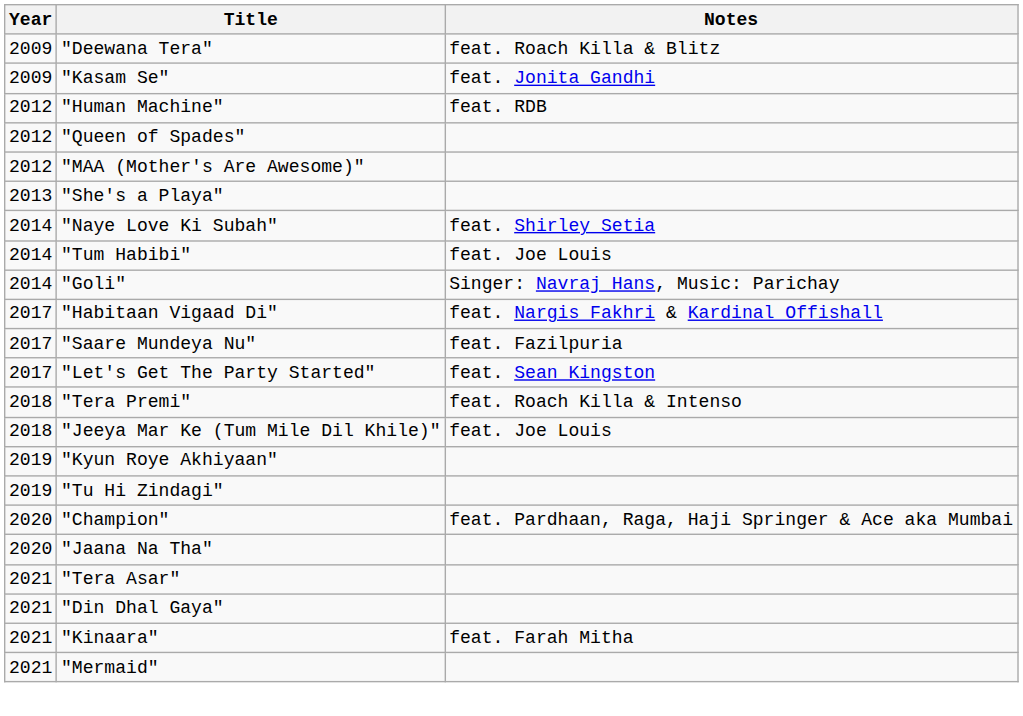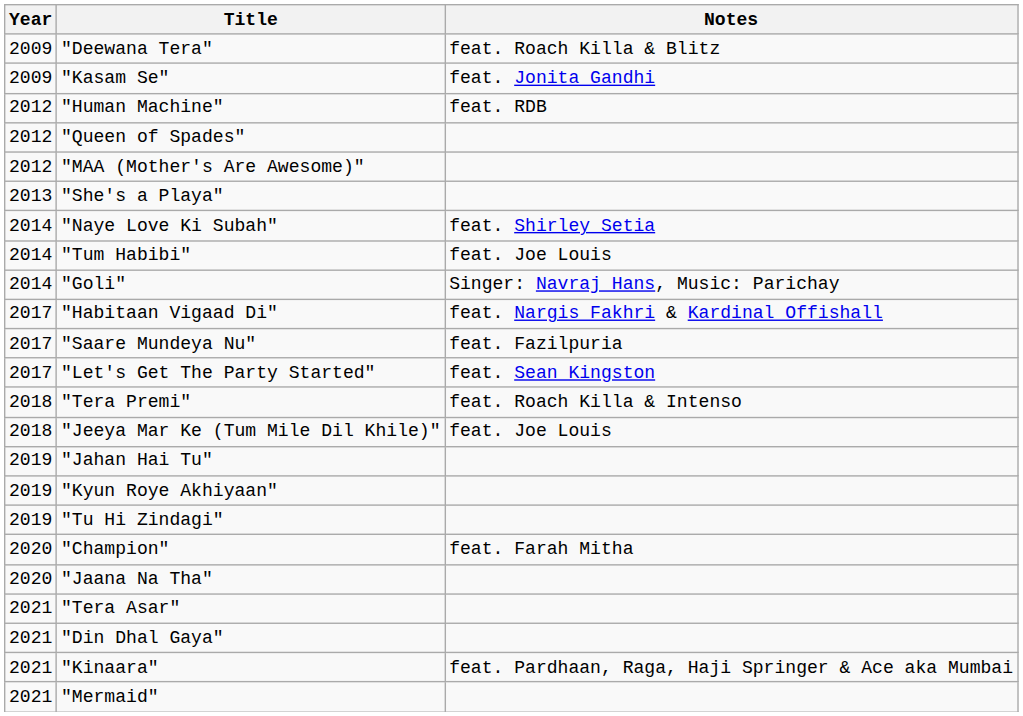+ row: (137, 461)
(731, 520) feat. Pardhaan, Raga, Haji Springer & Ace aka Mumbai -> (541, 550) feat. Farah Mitha
(541, 638) feat. Farah Mitha -> (731, 667) feat. Pardhaan, Raga, Haji Springer & Ace aka Mumbai
